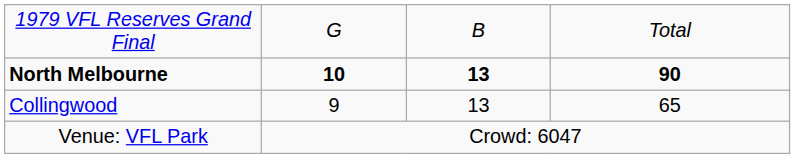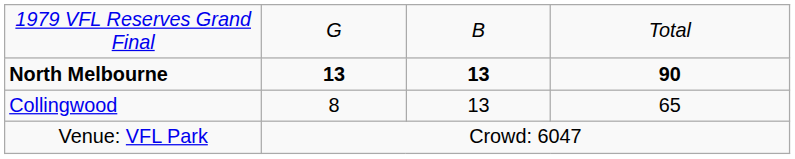(334, 74) 10 -> (334, 74) 13
(334, 105) 9 -> (334, 105) 8
